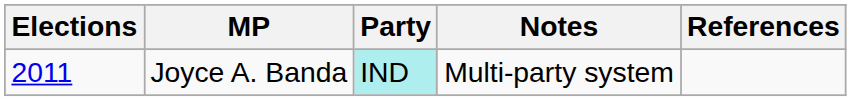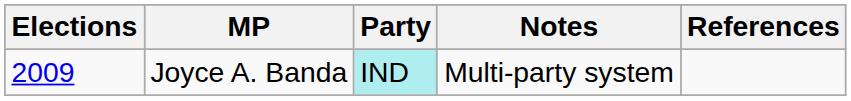(42, 71) 2011 -> (43, 71) 2009
